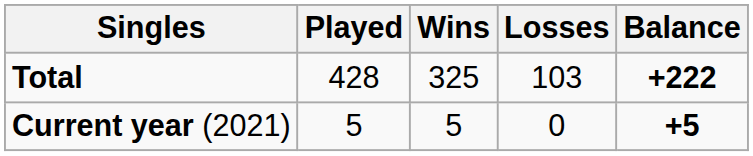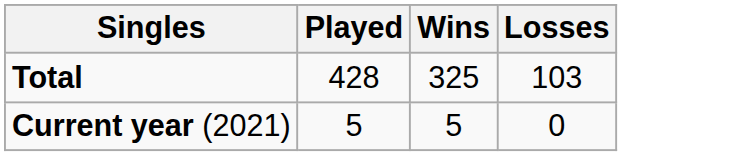- column: (682, 28)
